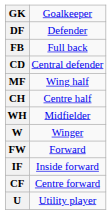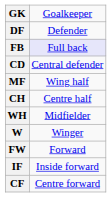(67, 47) no background -> (67, 47) lavender background
- row: (17, 200)
